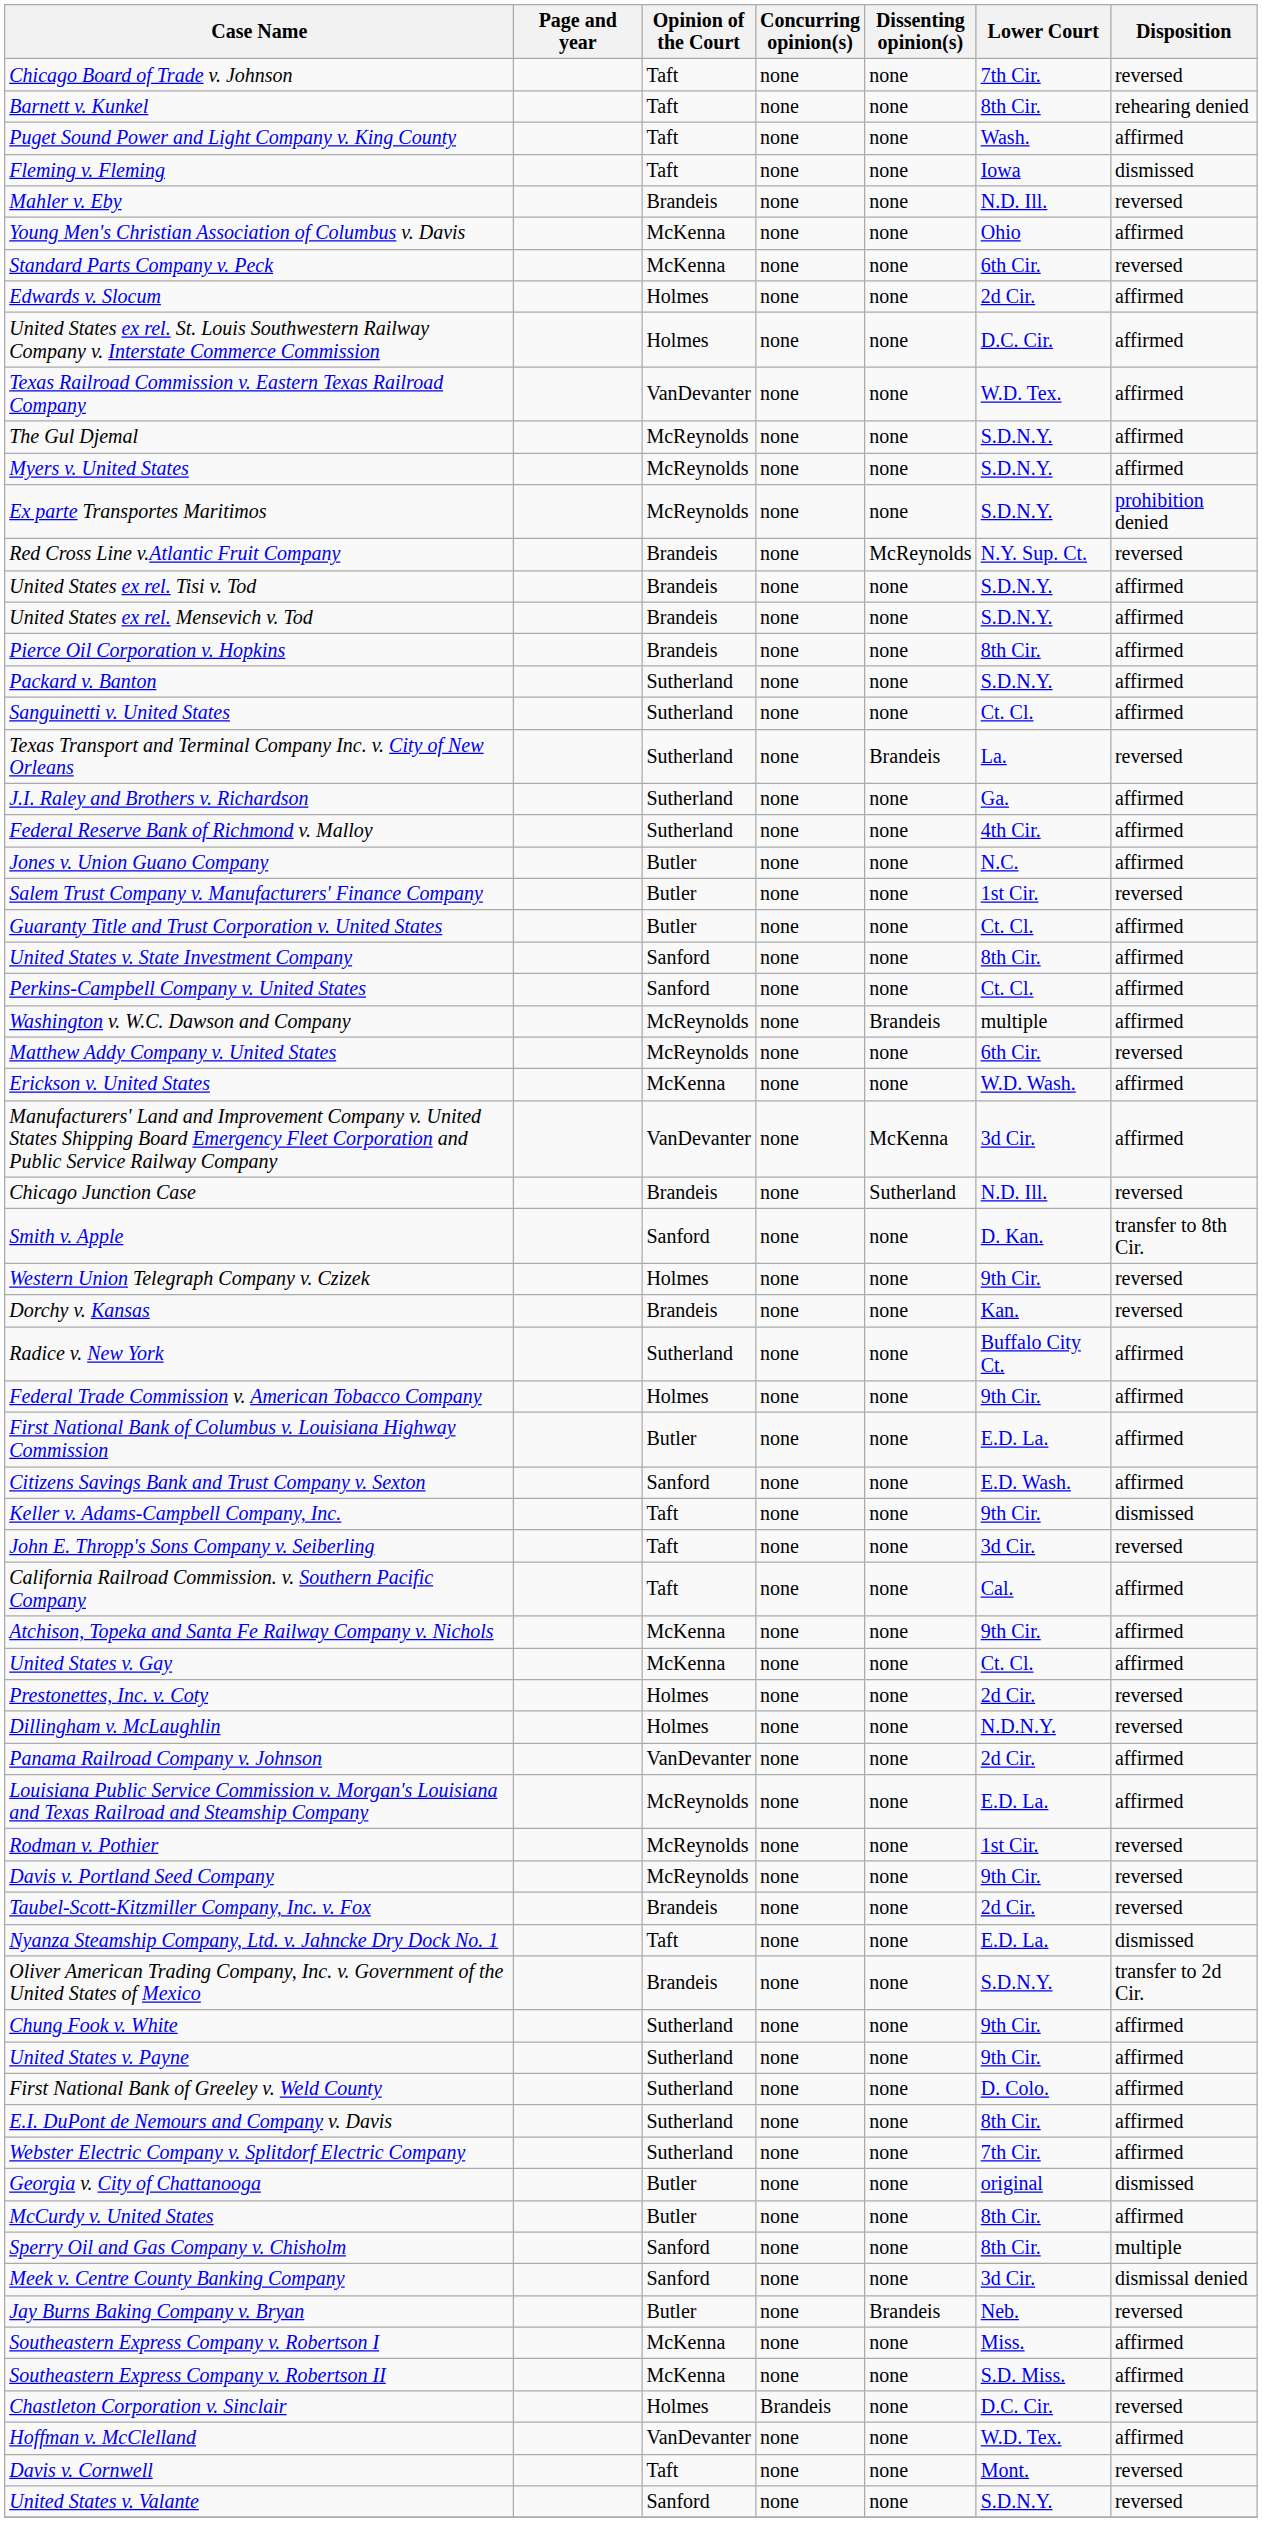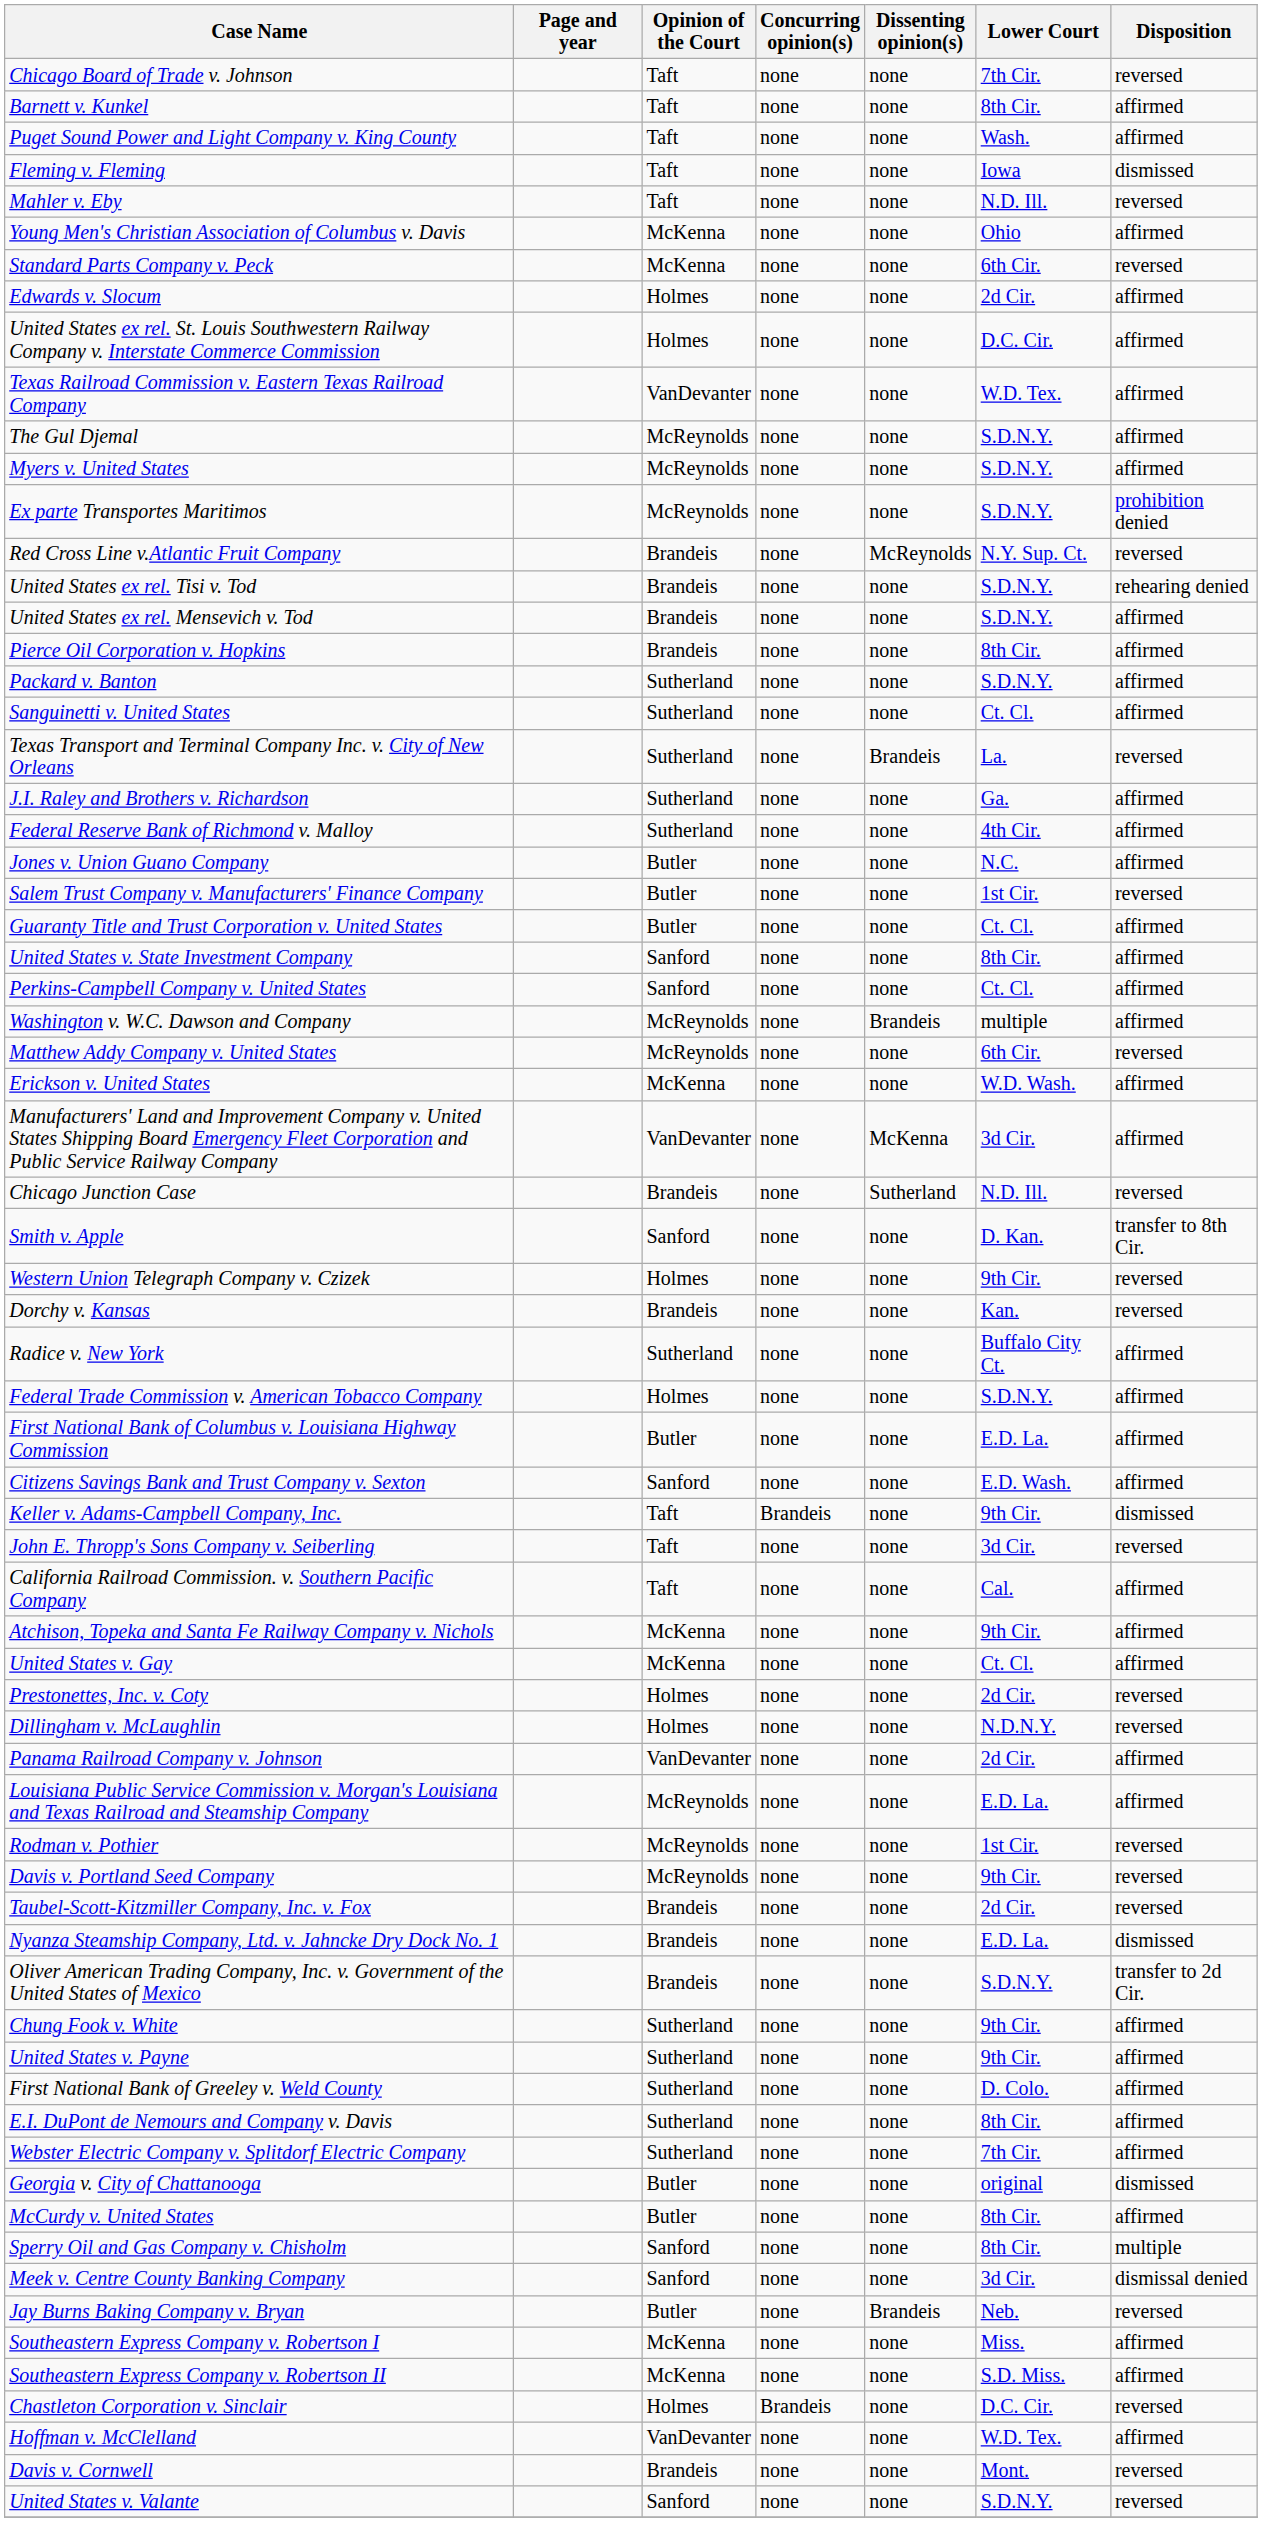(1182, 106) rehearing denied -> (1149, 106) affirmed
(682, 201) Brandeis -> (662, 201) Taft
(1149, 586) affirmed -> (1182, 586) rehearing denied
(1011, 1396) 9th Cir. -> (1017, 1396) S.D.N.Y.
(779, 1514) none -> (796, 1514) Brandeis
(662, 1939) Taft -> (682, 1939) Brandeis
(662, 2469) Taft -> (682, 2469) Brandeis
